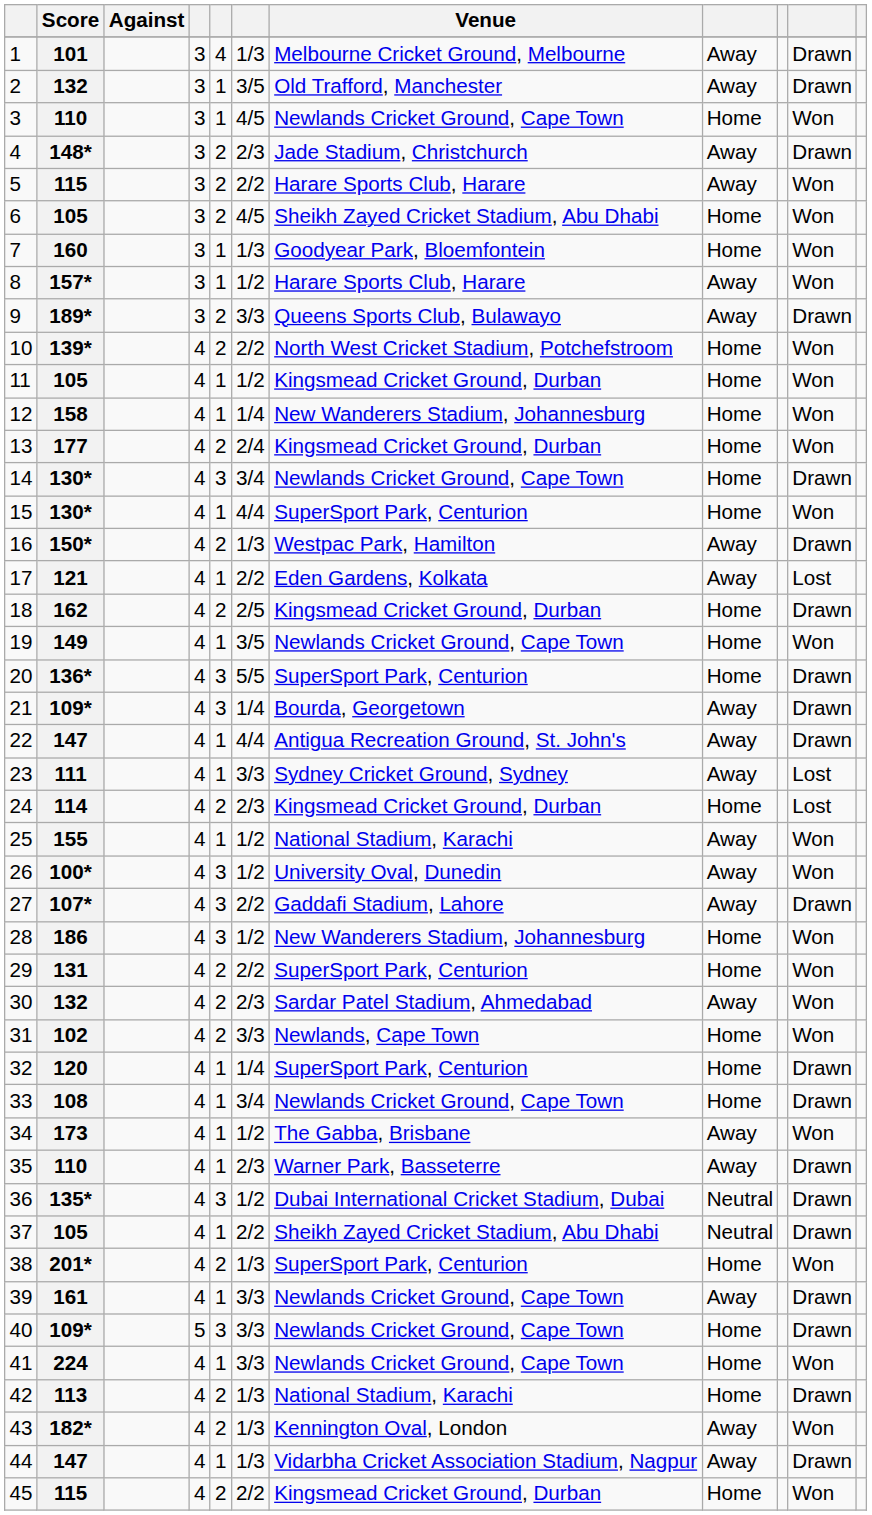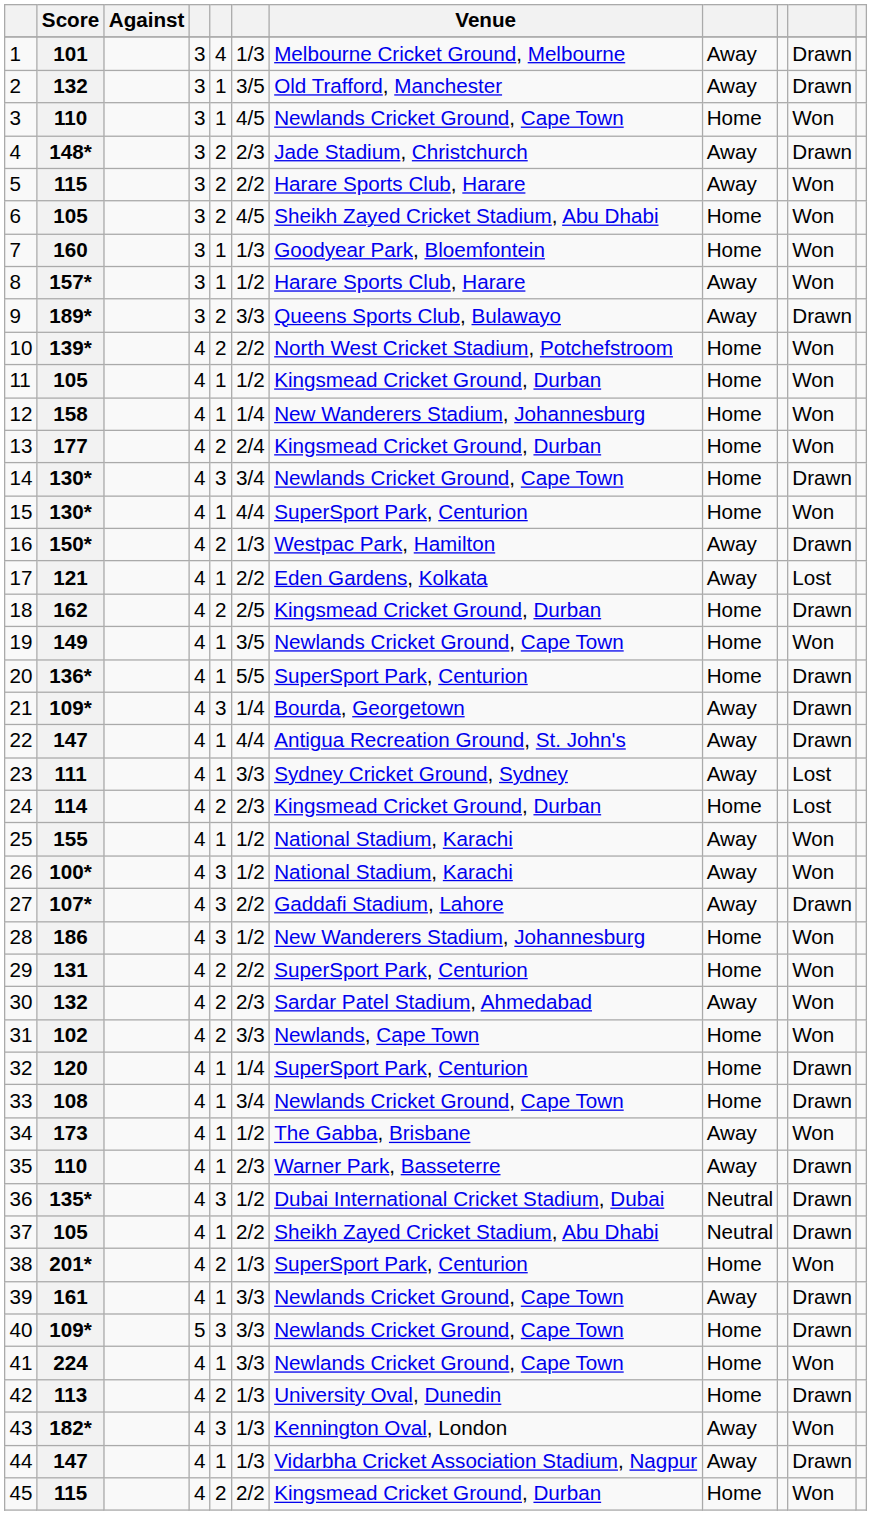(221, 675) 3 -> (221, 675) 1
(388, 871) University Oval, Dunedin -> (393, 871) National Stadium, Karachi
(393, 1395) National Stadium, Karachi -> (388, 1395) University Oval, Dunedin
(221, 1428) 2 -> (221, 1428) 3
